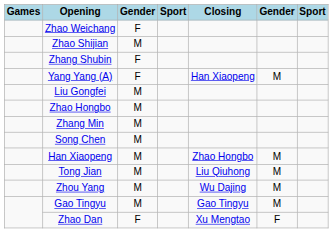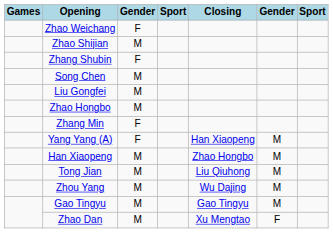rows swapped: (80, 140) <-> (80, 76)
(138, 124) M -> (138, 124) F
(138, 220) F -> (138, 220) M
